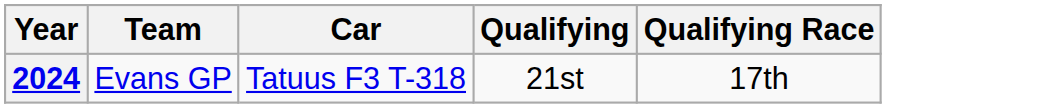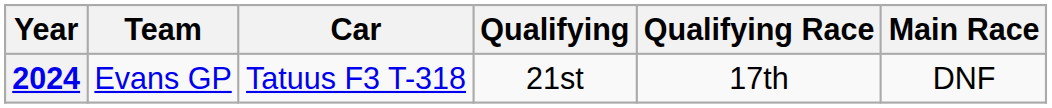+ column: (964, 30)
